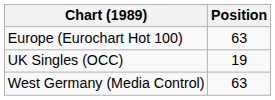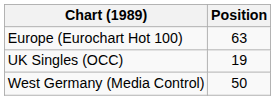(239, 83) 63 -> (239, 83) 50
